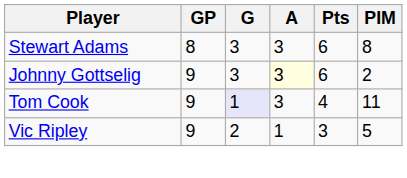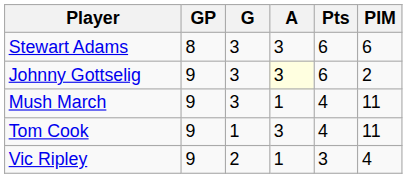(367, 46) 8 -> (367, 46) 6
+ row: (58, 103)
(235, 103) lavender background -> (235, 131) no background
(367, 131) 5 -> (367, 159) 4
